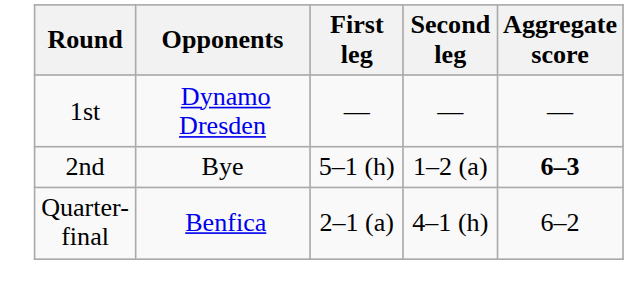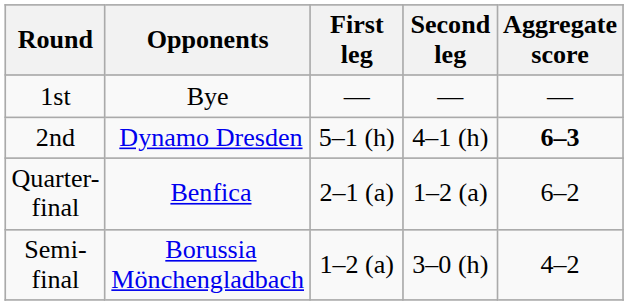(222, 110) Dynamo Dresden -> (208, 95) Bye
(223, 166) Bye -> (208, 137) Dynamo Dresden
(450, 166) 1–2 (a) -> (450, 137) 4–1 (h)
(450, 222) 4–1 (h) -> (450, 193) 1–2 (a)
+ row: (55, 264)
